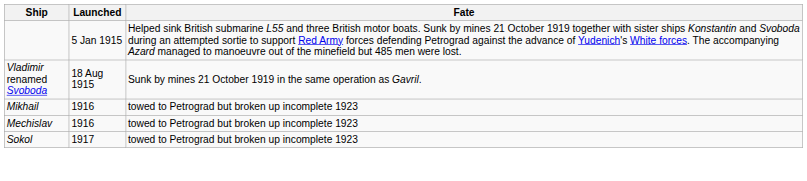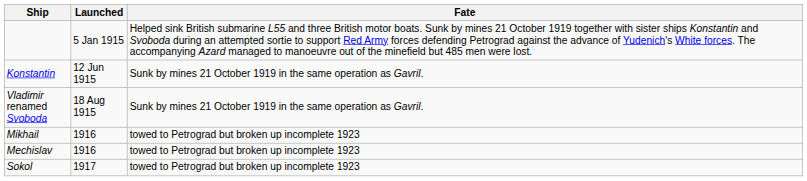+ row: (31, 73)
